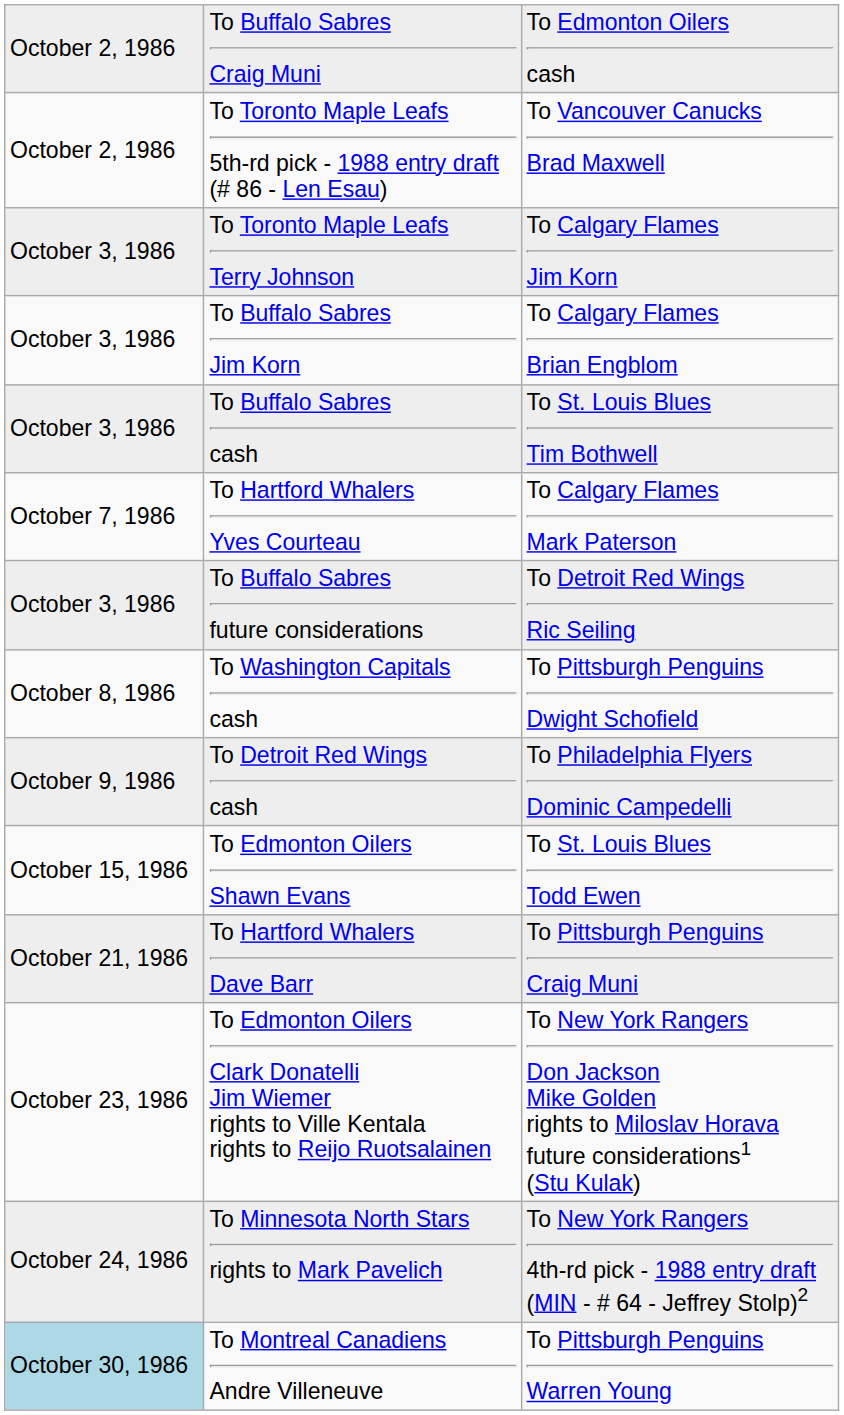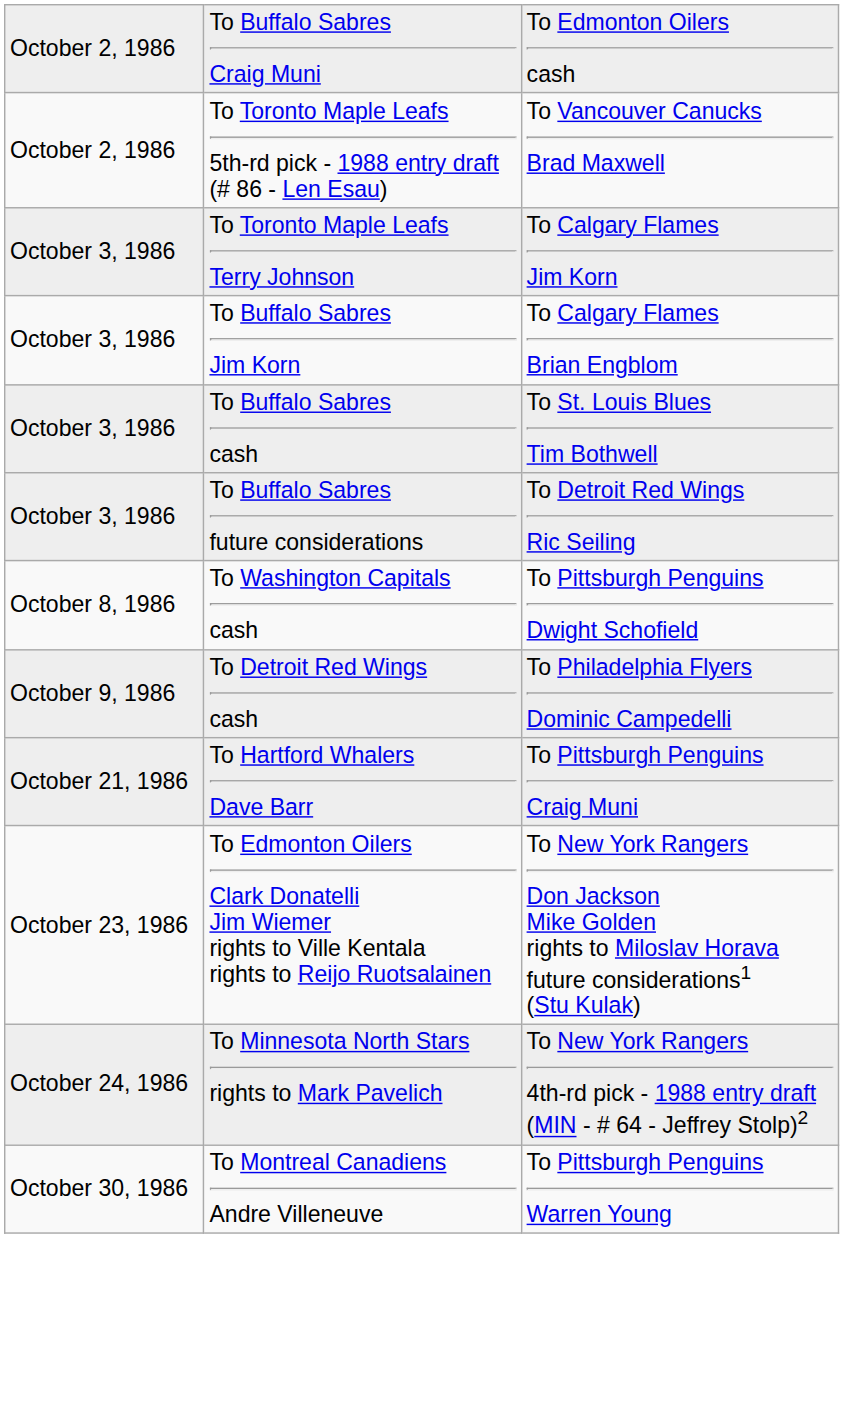- row: (363, 516)
- row: (363, 870)
(99, 1365) lightblue background -> (99, 1188) no background
